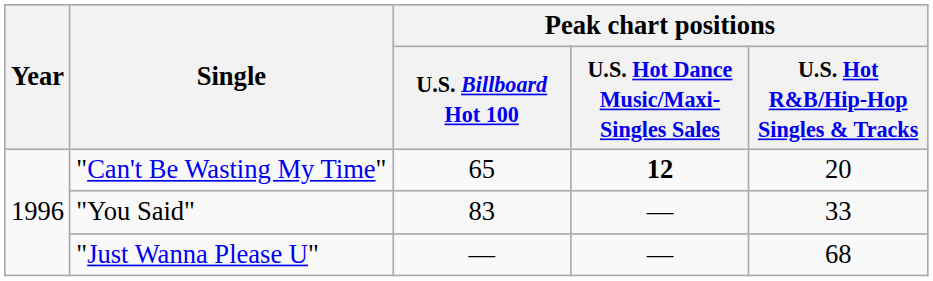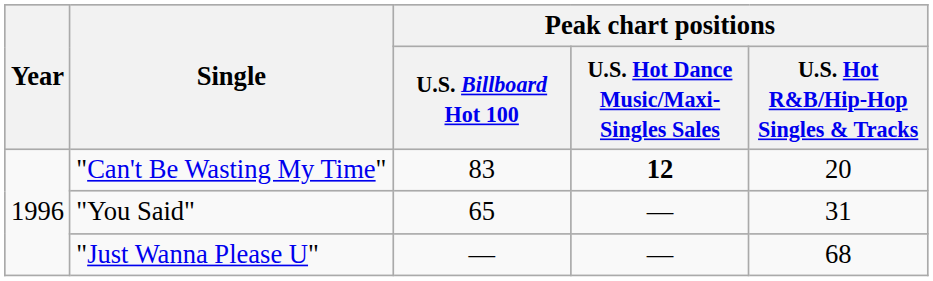(482, 169) 65 -> (482, 169) 83
(482, 211) 83 -> (482, 211) 65
(838, 211) 33 -> (838, 211) 31
